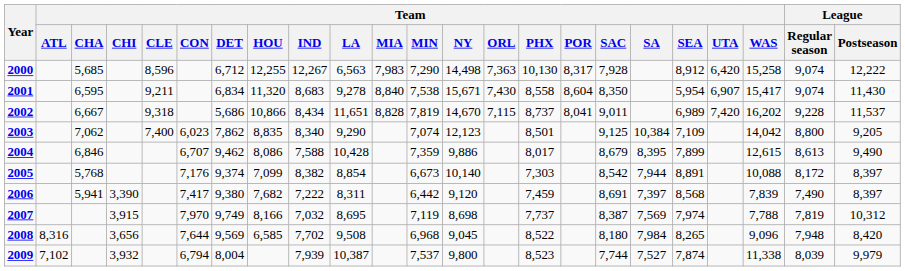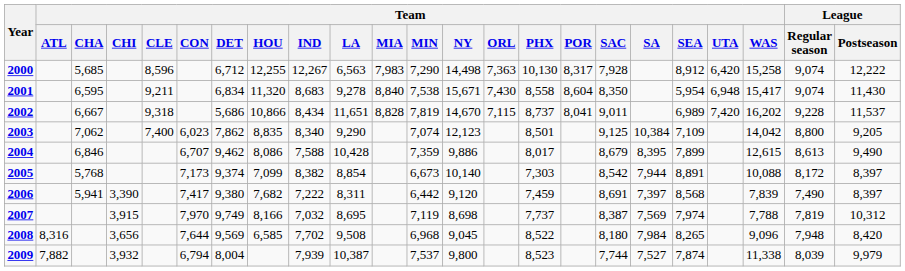(725, 91) 6,907 -> (725, 91) 6,948
(194, 173) 7,176 -> (194, 173) 7,173
(54, 255) 7,102 -> (54, 255) 7,882
